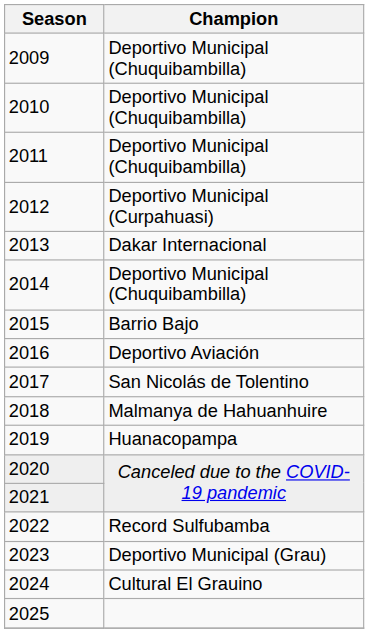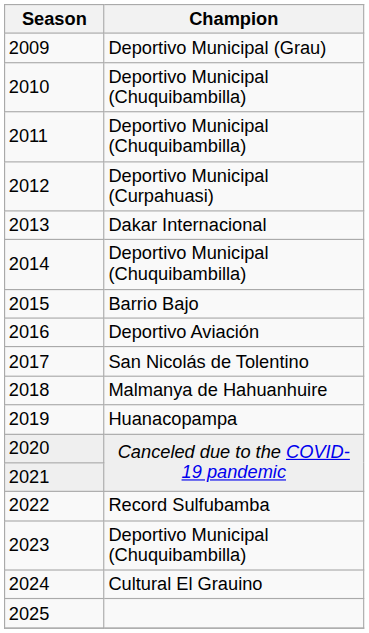(188, 58) Deportivo Municipal (Chuquibambilla) -> (217, 47) Deportivo Municipal (Grau)
(217, 555) Deportivo Municipal (Grau) -> (188, 545) Deportivo Municipal (Chuquibambilla)
